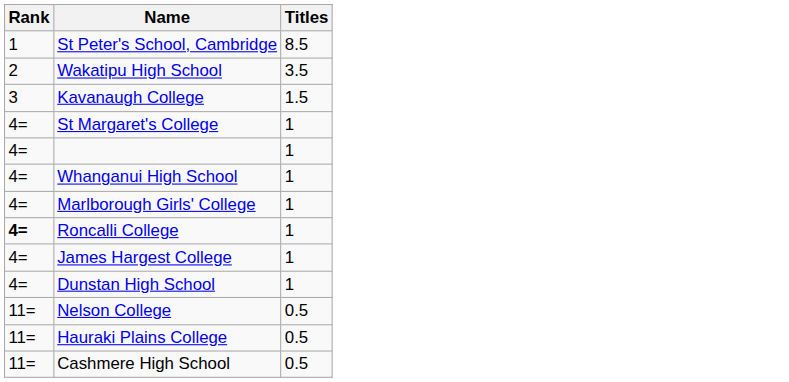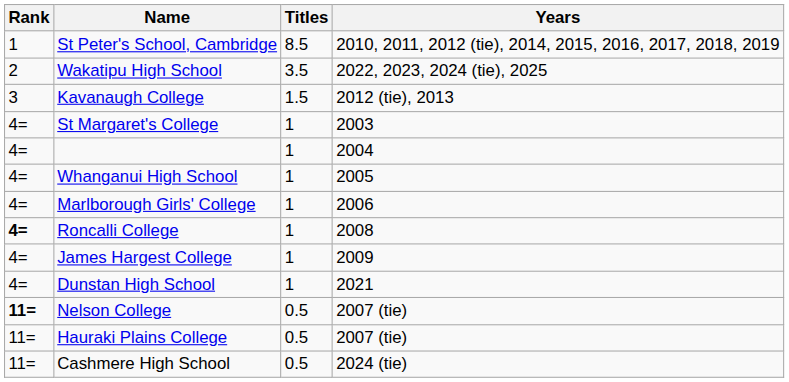+ column: (558, 17)
(22, 310) normal -> (22, 310) bold
